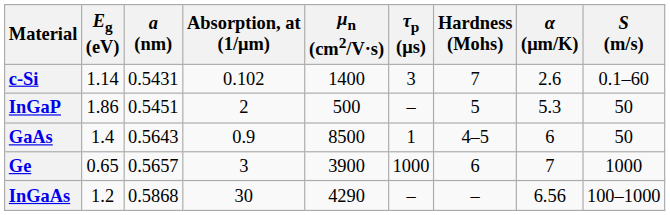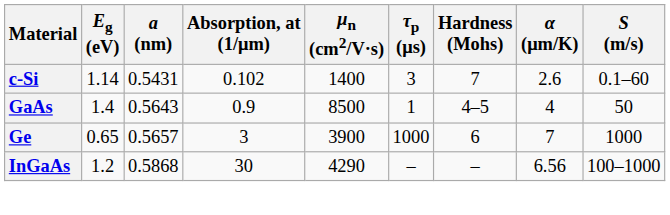- row: (35, 107)
(550, 137) 6 -> (550, 107) 4
